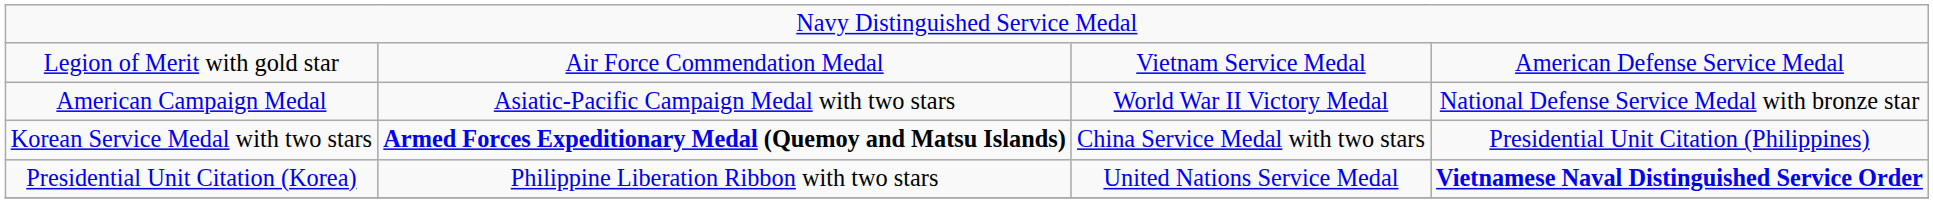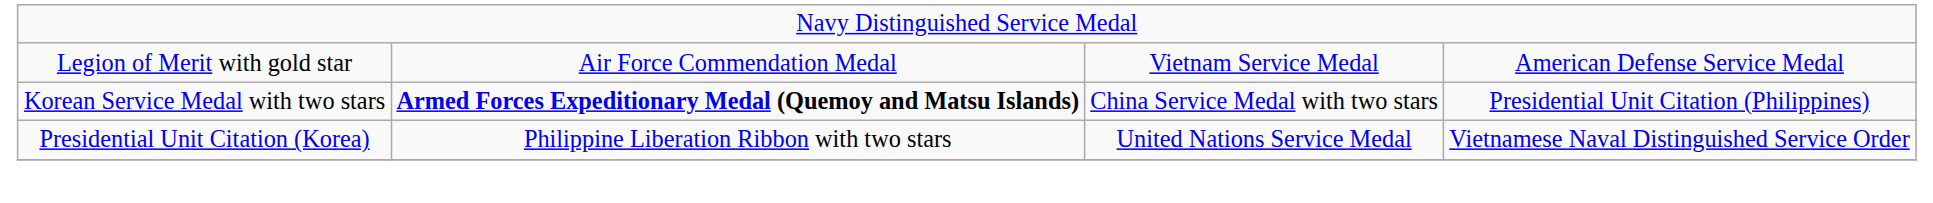- row: (191, 100)
(1680, 178) bold -> (1680, 139) normal
